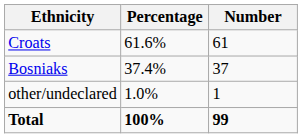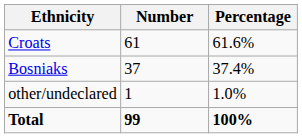columns swapped: (253, 17) <-> (165, 17)
